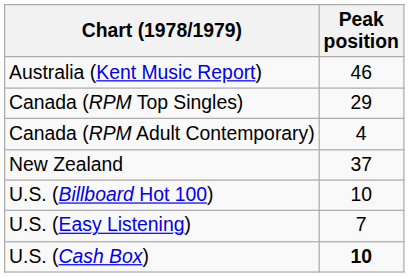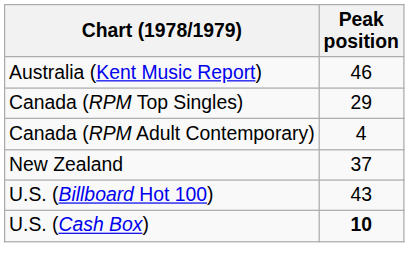(361, 195) 10 -> (361, 195) 43
- row: (100, 225)
